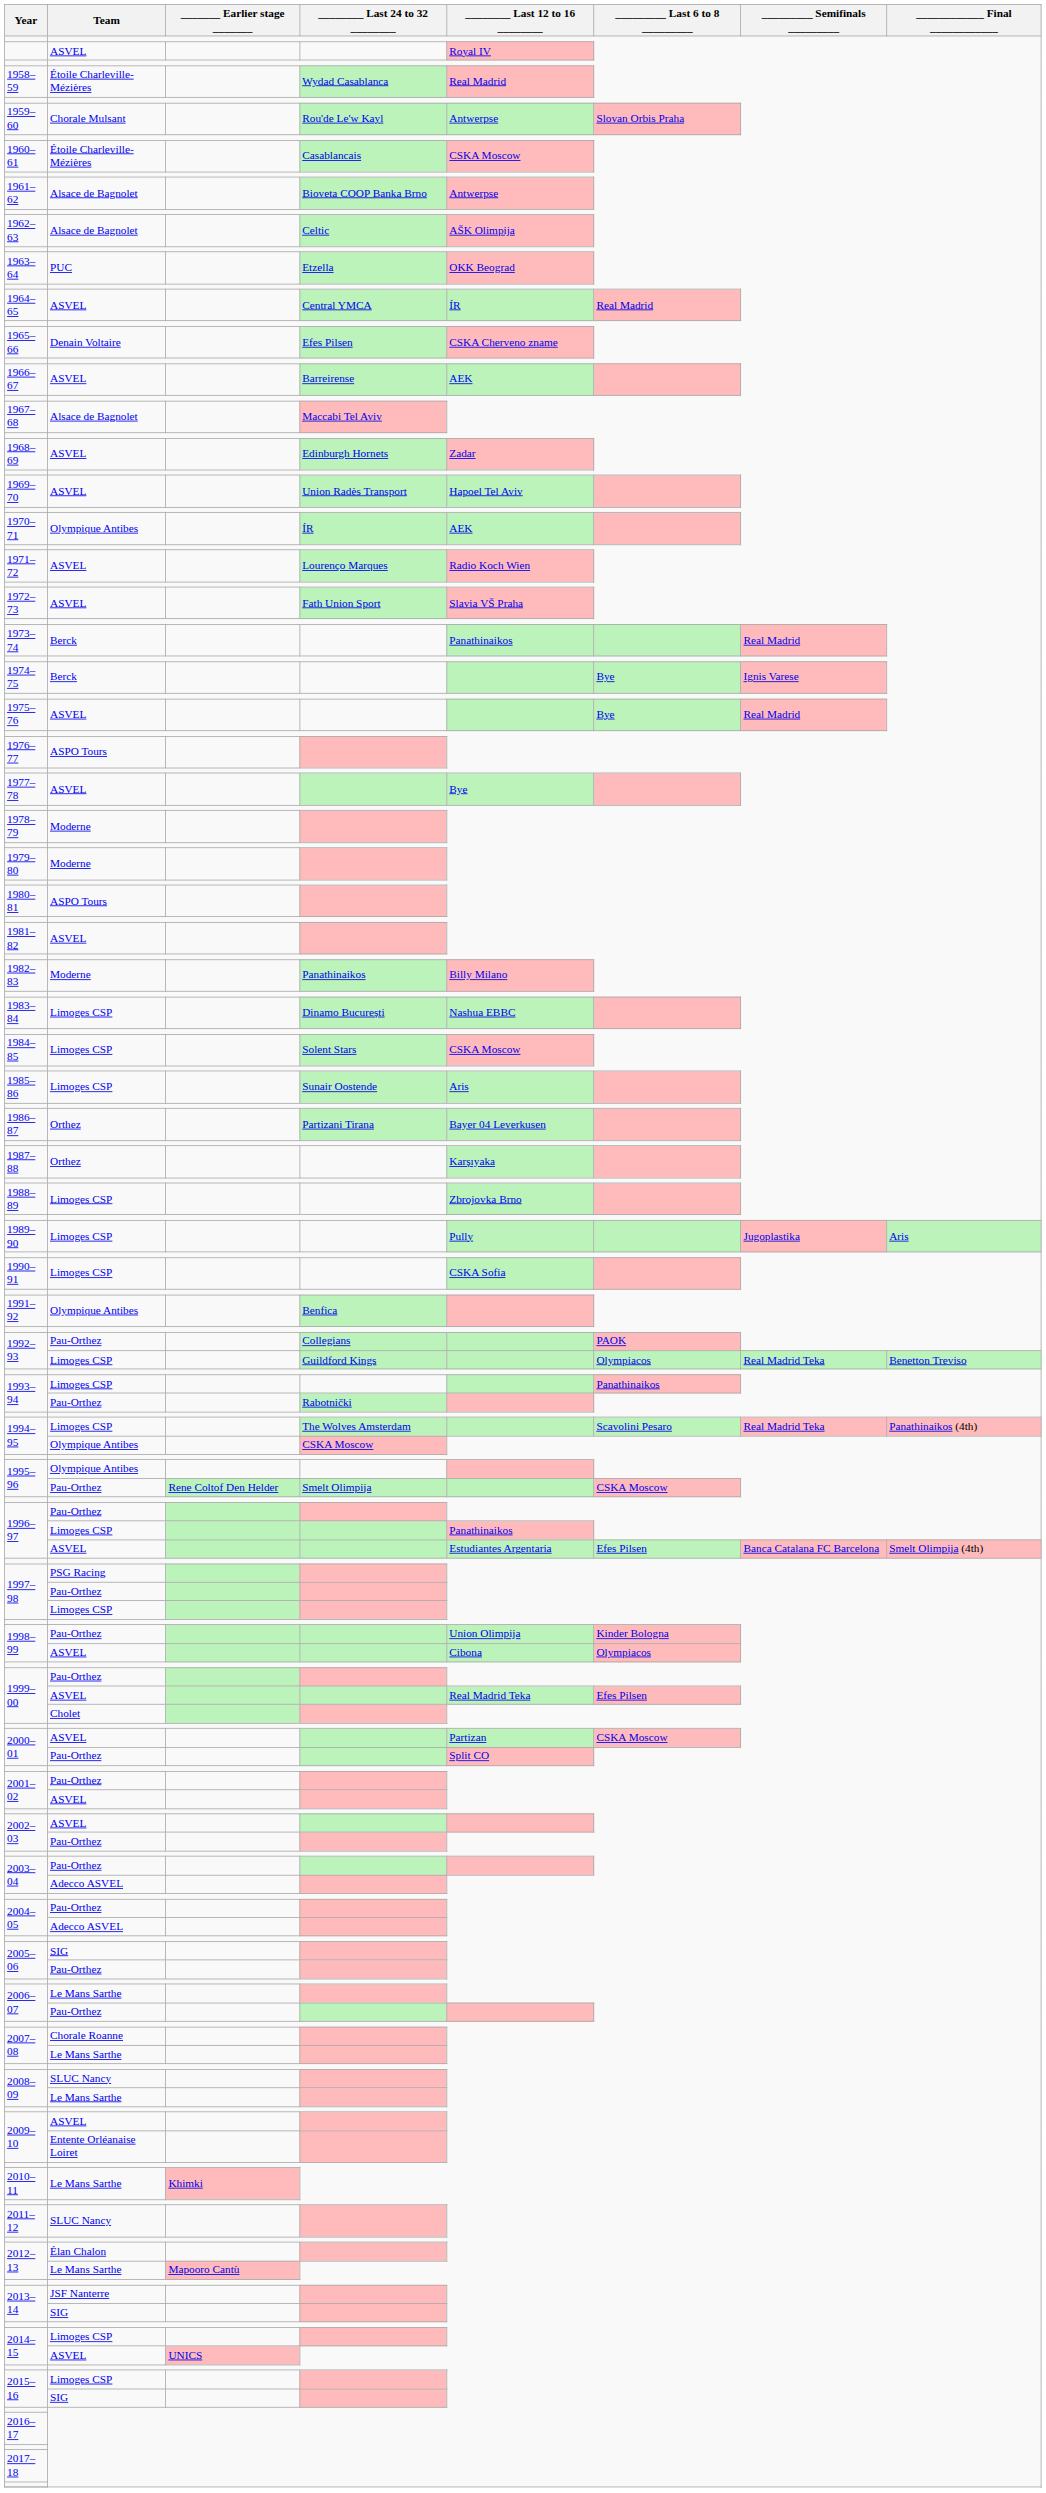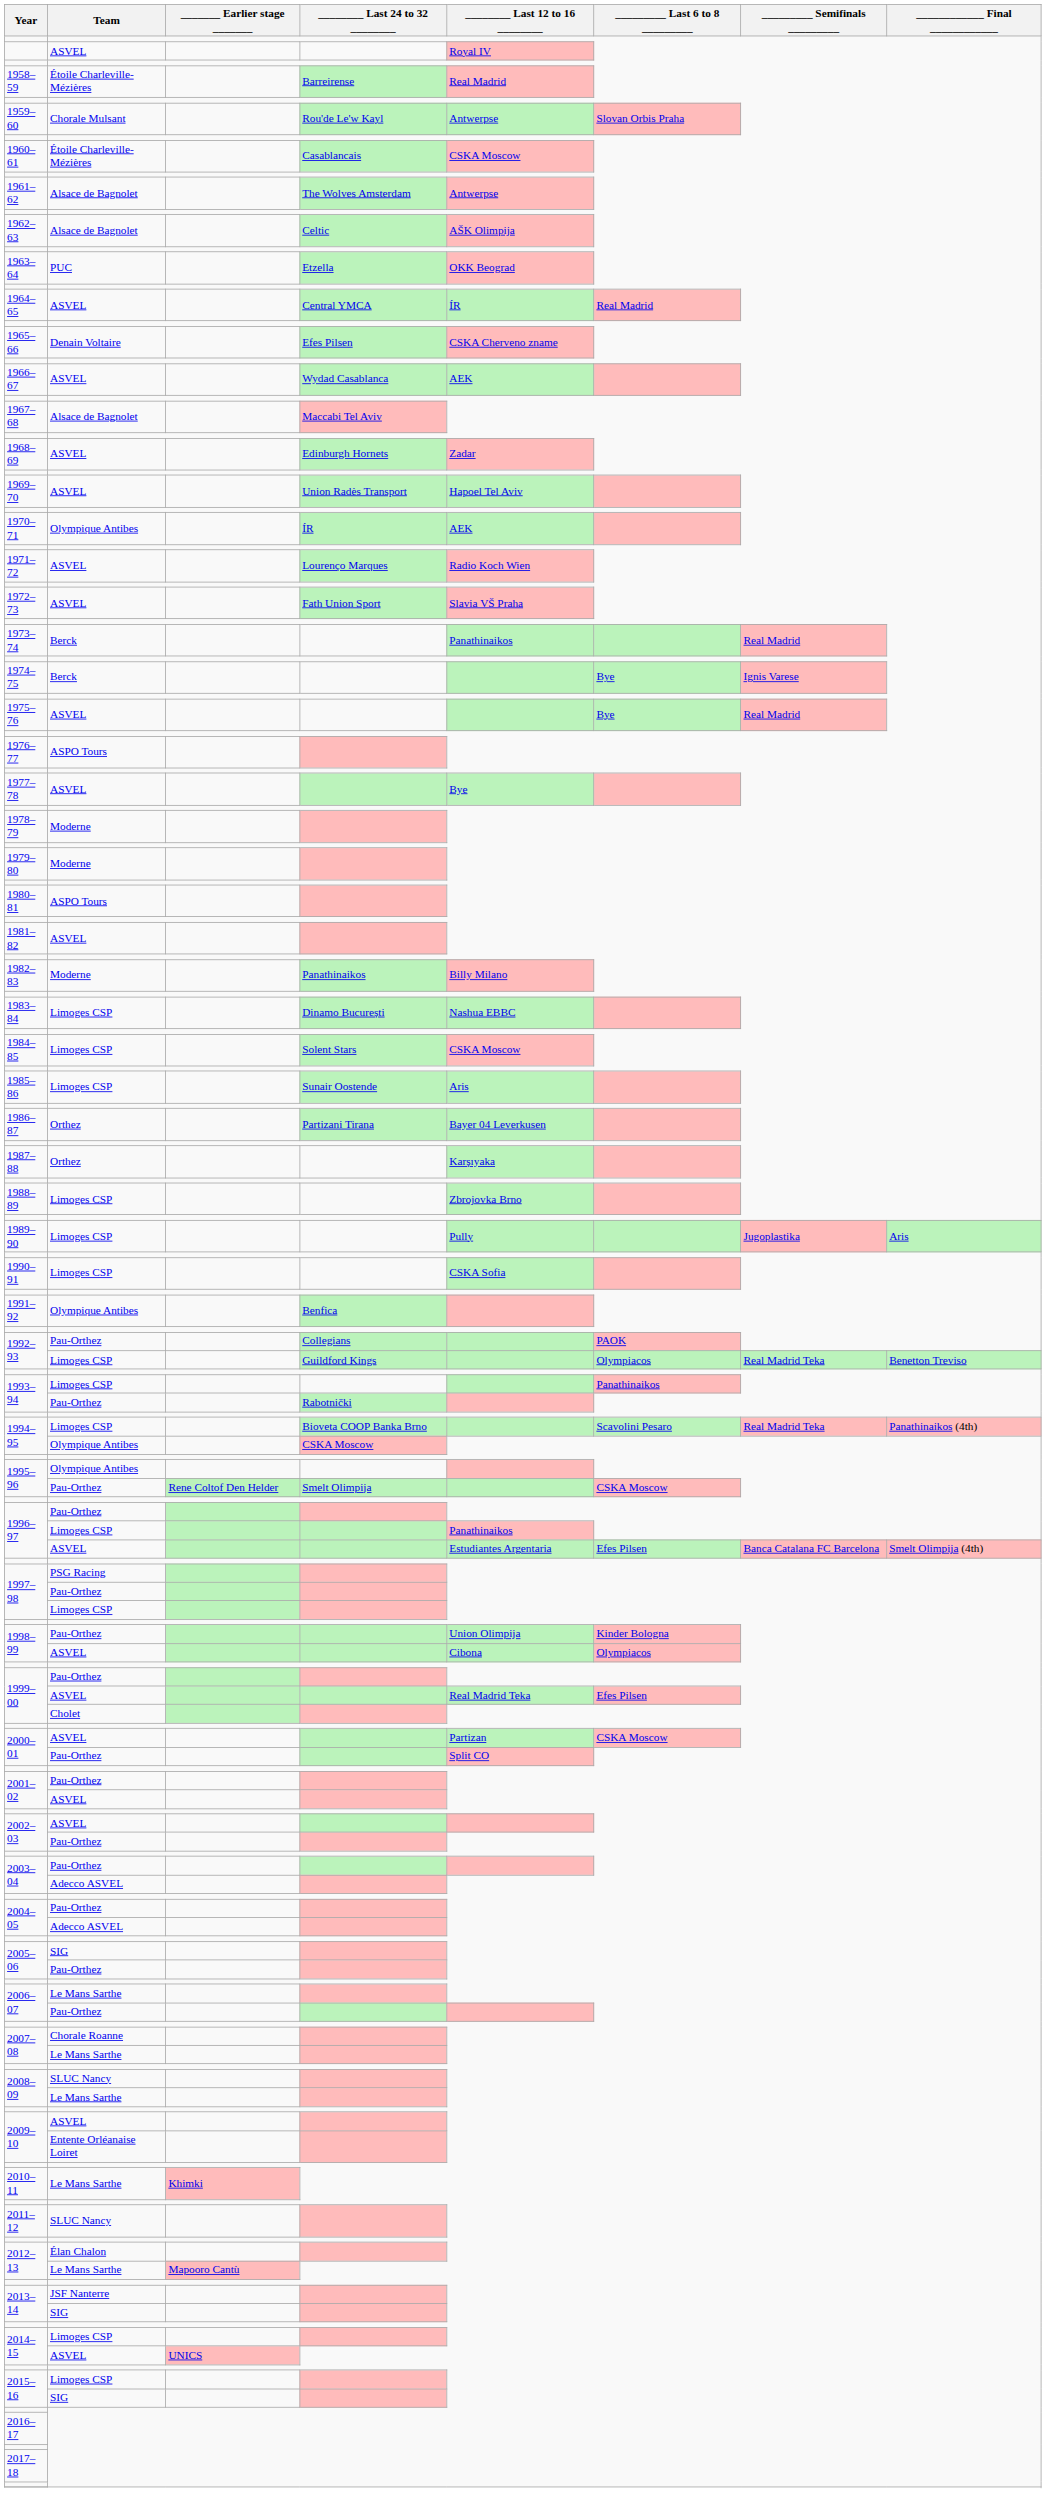(345, 81) Wydad Casablanca -> (328, 81) Barreirense
(365, 192) Bioveta COOP Banka Brno -> (356, 192) The Wolves Amsterdam
(328, 379) Barreirense -> (345, 379) Wydad Casablanca
(356, 1426) The Wolves Amsterdam -> (365, 1426) Bioveta COOP Banka Brno
